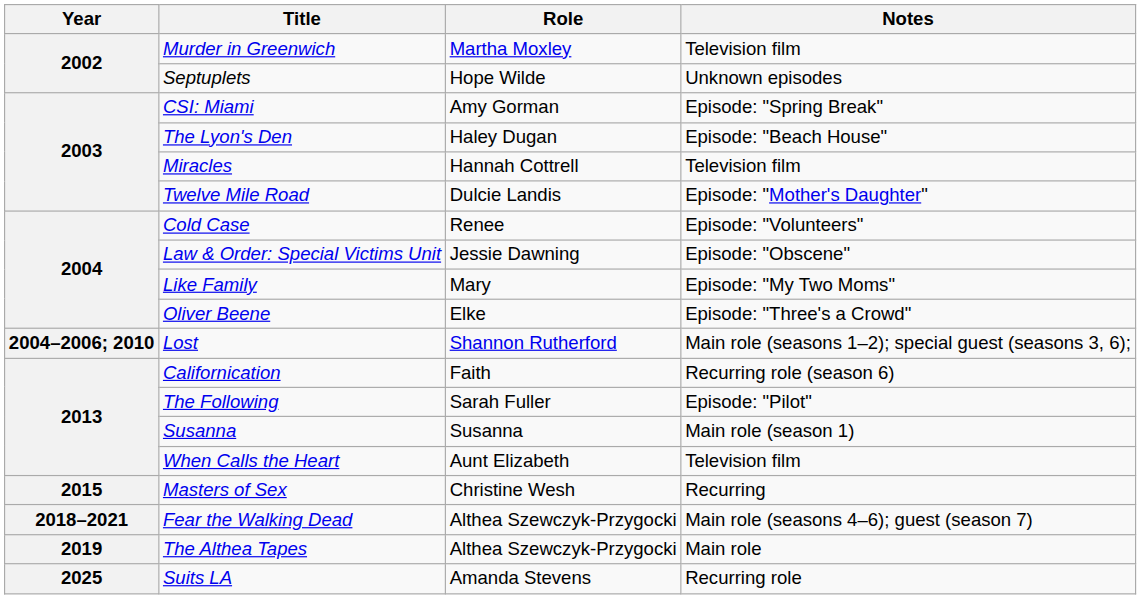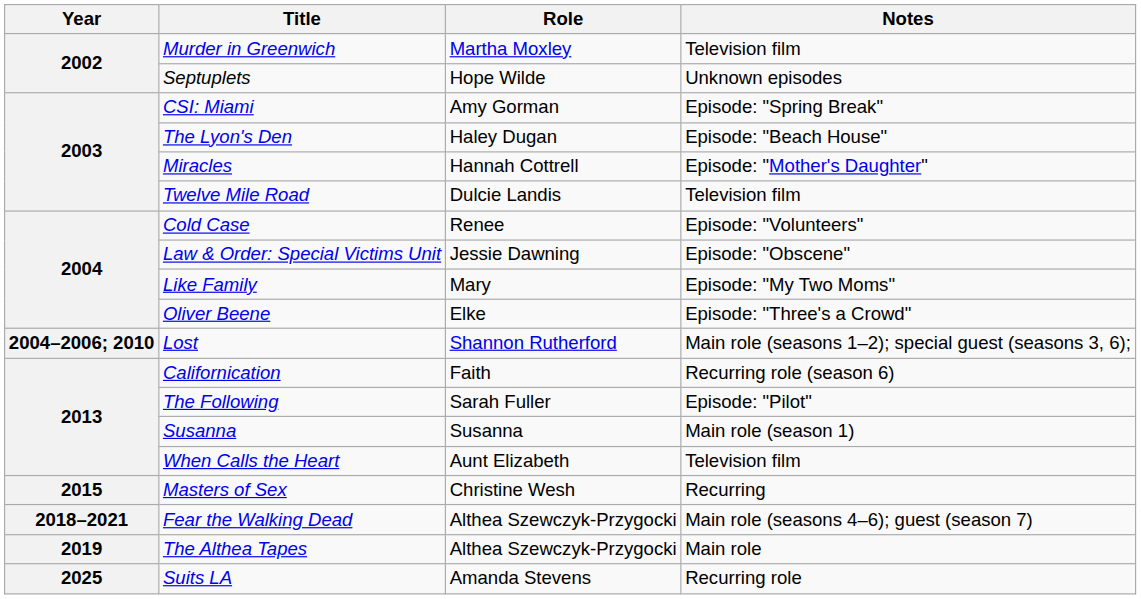(743, 166) Television film -> (806, 166) Episode: "Mother's Daughter"
(806, 195) Episode: "Mother's Daughter" -> (743, 195) Television film
